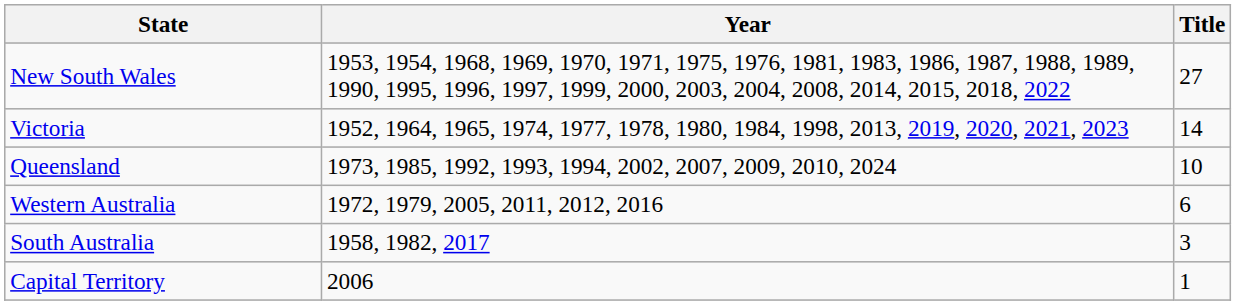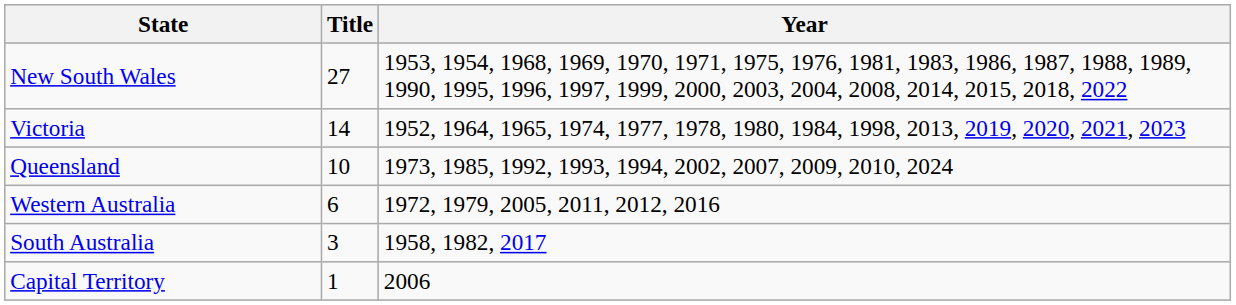columns swapped: (1202, 23) <-> (748, 23)
